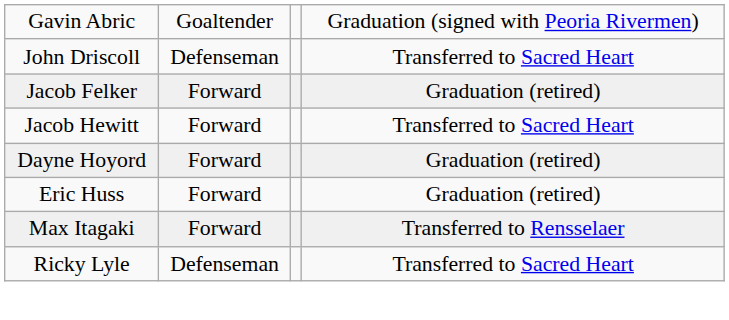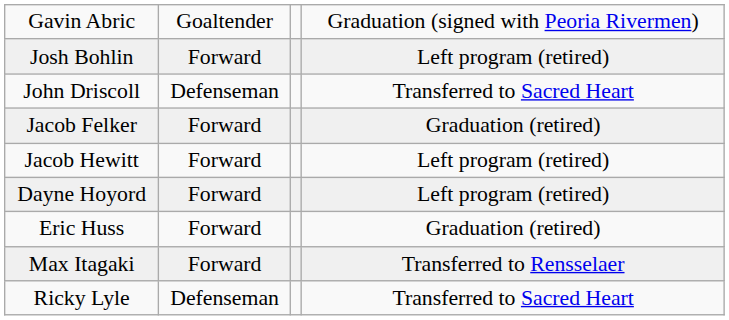+ row: (82, 56)
(513, 125) Transferred to Sacred Heart -> (513, 159) Left program (retired)
(513, 159) Graduation (retired) -> (513, 194) Left program (retired)
